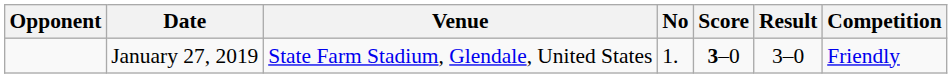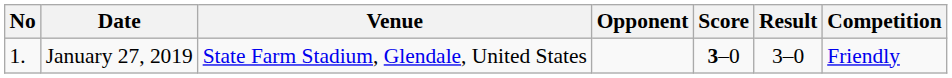columns swapped: (675, 21) <-> (55, 21)
